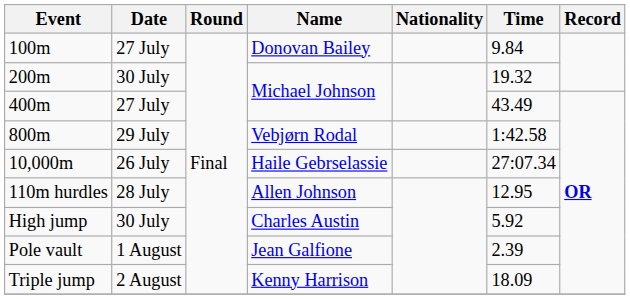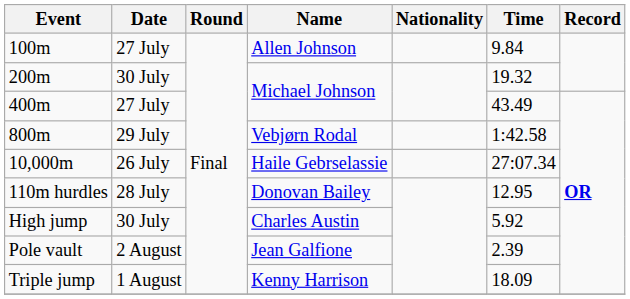(311, 47) Donovan Bailey -> (304, 47) Allen Johnson
(304, 192) Allen Johnson -> (311, 192) Donovan Bailey
(149, 250) 1 August -> (149, 250) 2 August
(149, 279) 2 August -> (149, 279) 1 August
